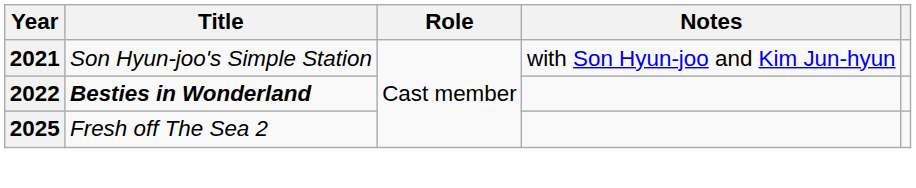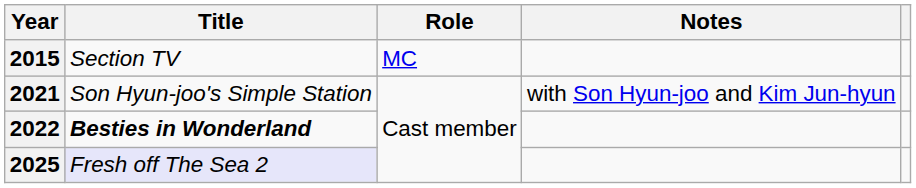+ row: (35, 57)
(169, 128) no background -> (169, 164) lavender background
